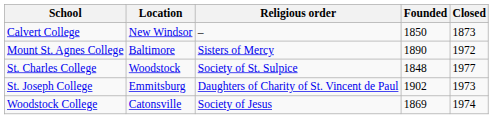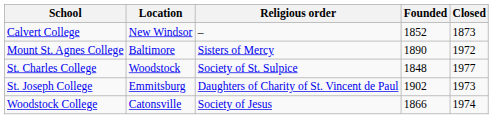(415, 31) 1850 -> (415, 31) 1852
(415, 104) 1869 -> (415, 104) 1866
